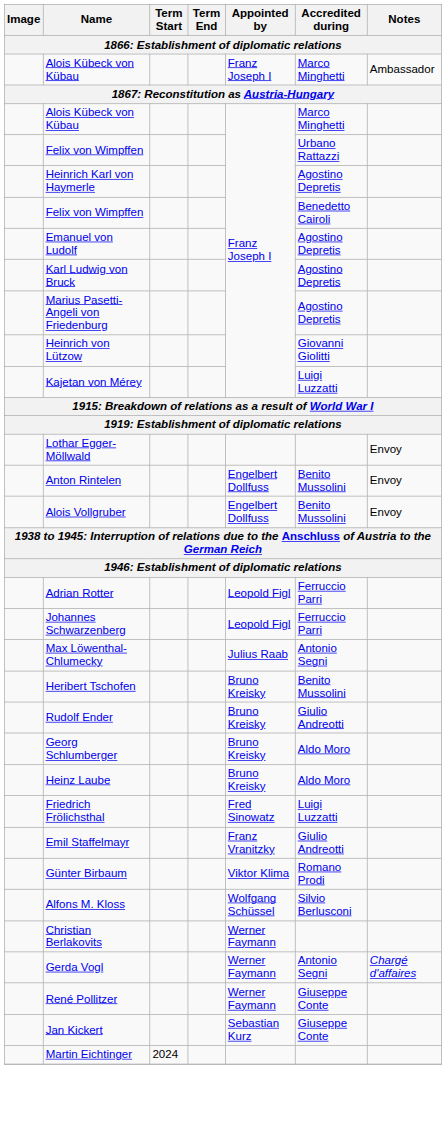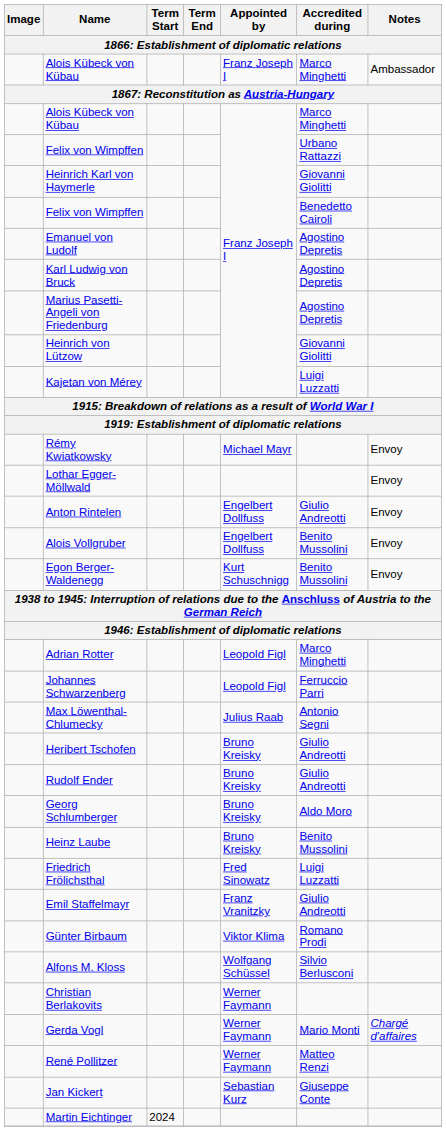(320, 181) Agostino Depretis -> (322, 181) Giovanni Giolitti
+ row: (79, 449)
(322, 480) Benito Mussolini -> (322, 512) Giulio Andreotti
+ row: (80, 574)
(322, 592) Ferruccio Parri -> (323, 655) Marco Minghetti
(322, 686) Benito Mussolini -> (322, 749) Giulio Andreotti
(324, 780) Aldo Moro -> (323, 842) Benito Mussolini
(317, 967) Antonio Segni -> (330, 1030) Mario Monti
(322, 998) Giuseppe Conte -> (317, 1061) Matteo Renzi
